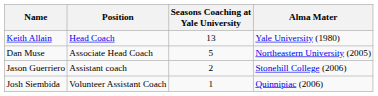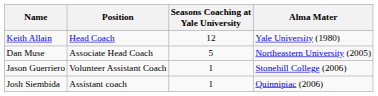(211, 38) 13 -> (211, 38) 12
(98, 68) Assistant coach -> (118, 68) Volunteer Assistant Coach
(211, 68) 2 -> (211, 68) 1
(118, 84) Volunteer Assistant Coach -> (98, 84) Assistant coach
